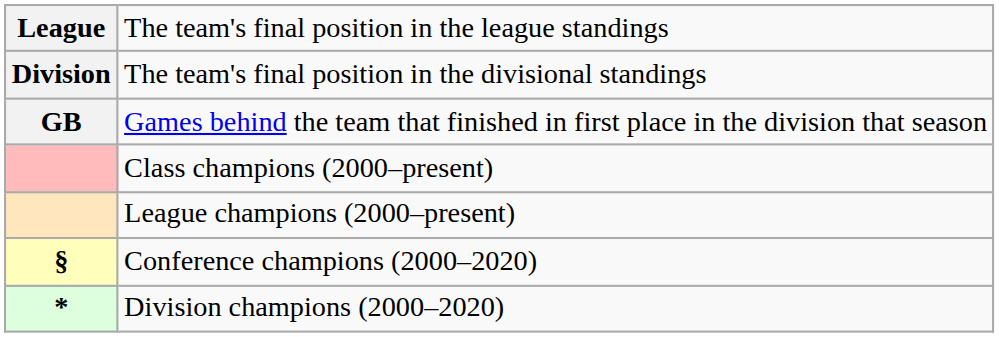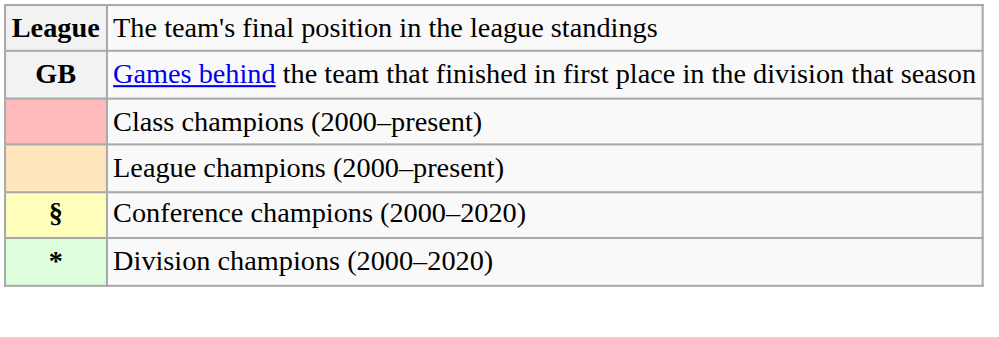- row: (415, 74)
